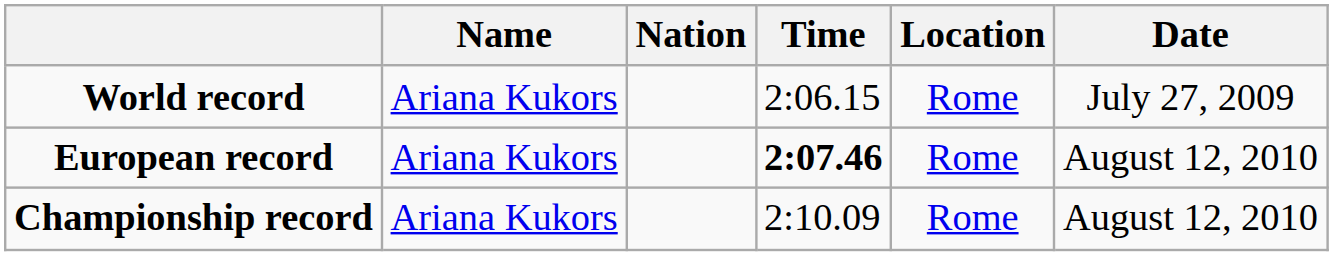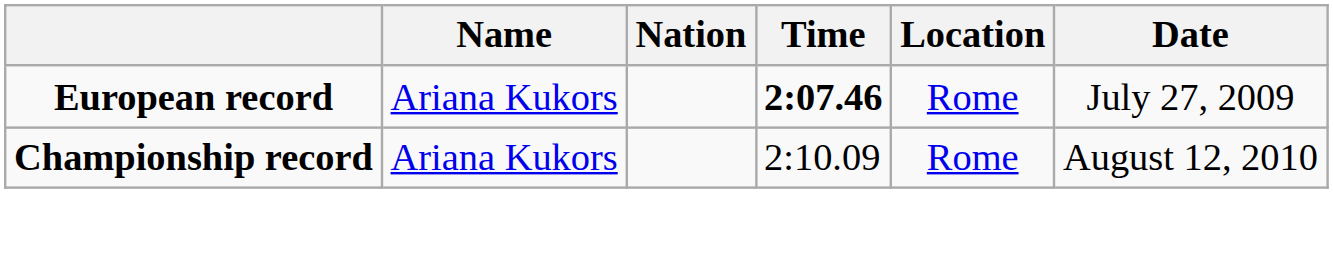- row: (193, 95)
(1190, 156) August 12, 2010 -> (1190, 95) July 27, 2009
